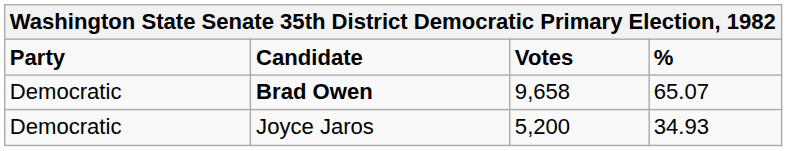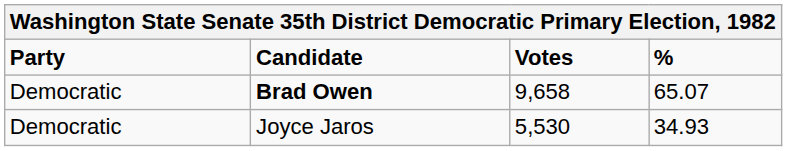(542, 127) 5,200 -> (542, 127) 5,530
